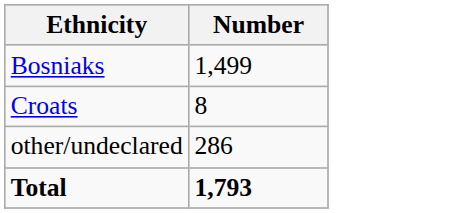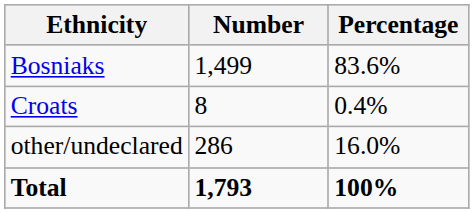+ column: (398, 24)
